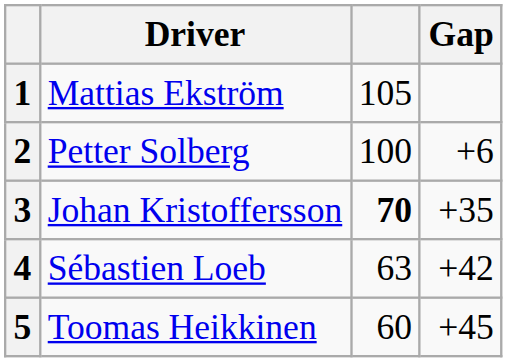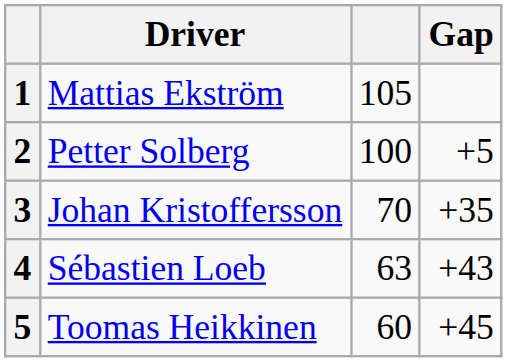(475, 151) +6 -> (475, 151) +5
(394, 209) bold -> (394, 209) normal
(466, 268) +42 -> (466, 268) +43
